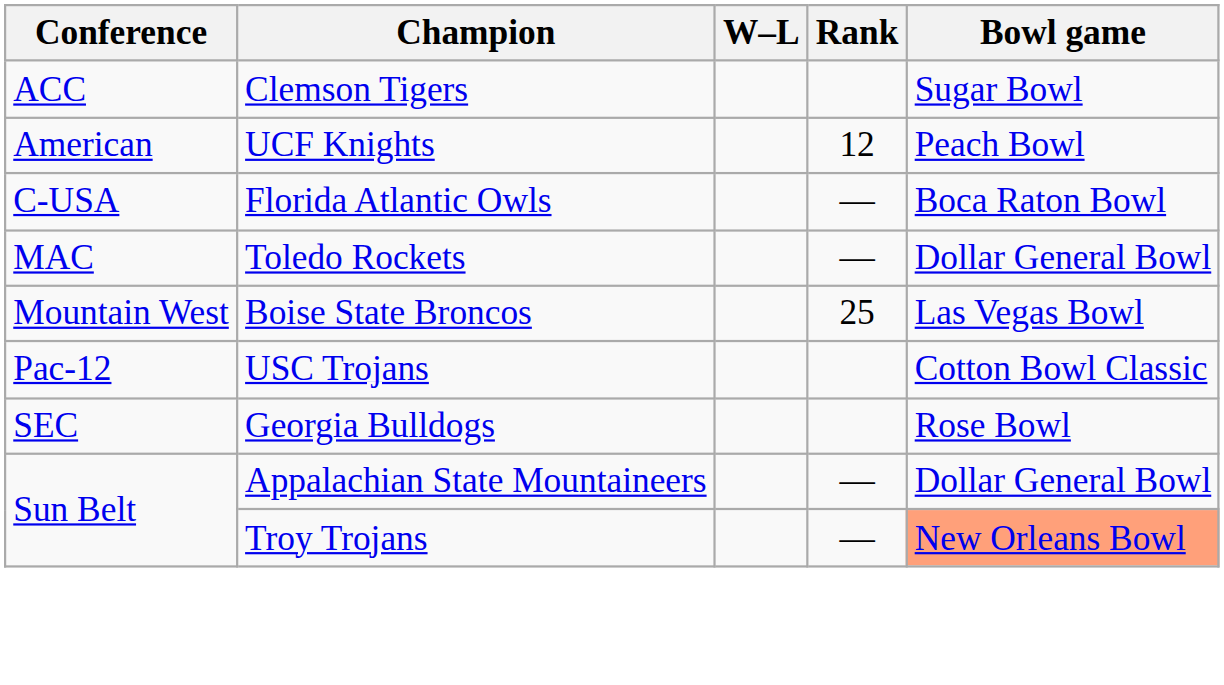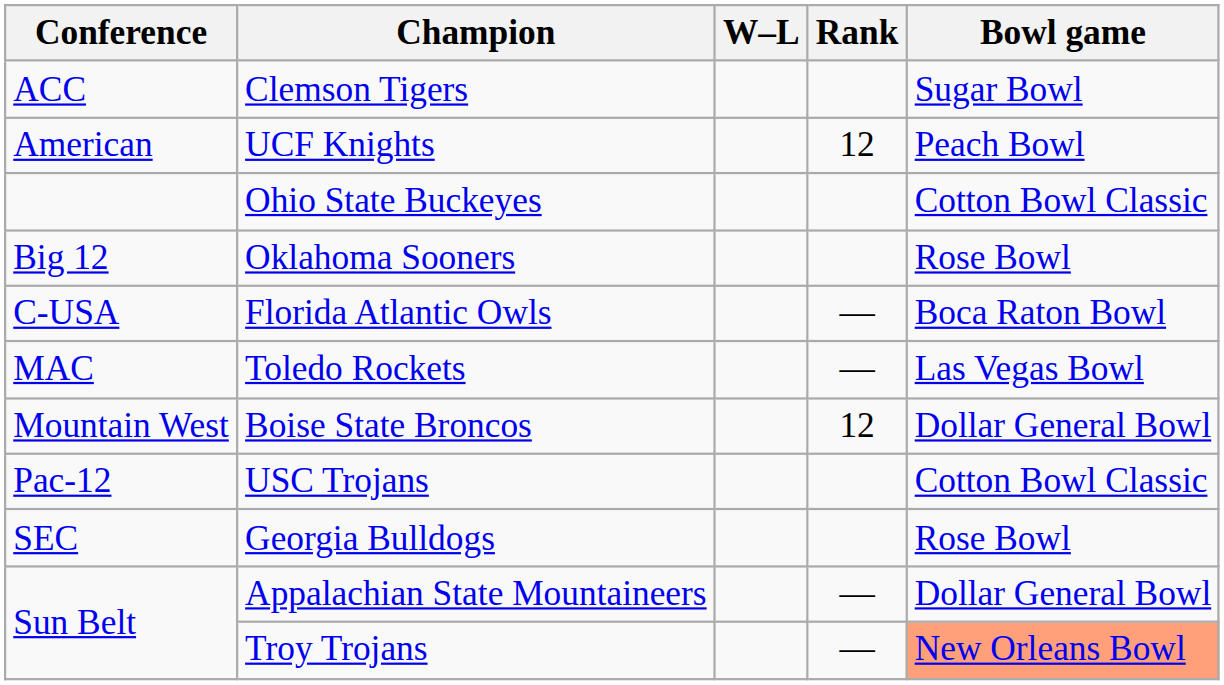+ row: (393, 200)
+ row: (380, 256)
(1063, 256) Dollar General Bowl -> (1029, 369) Las Vegas Bowl
(857, 312) 25 -> (857, 425) 12
(1029, 312) Las Vegas Bowl -> (1063, 425) Dollar General Bowl
